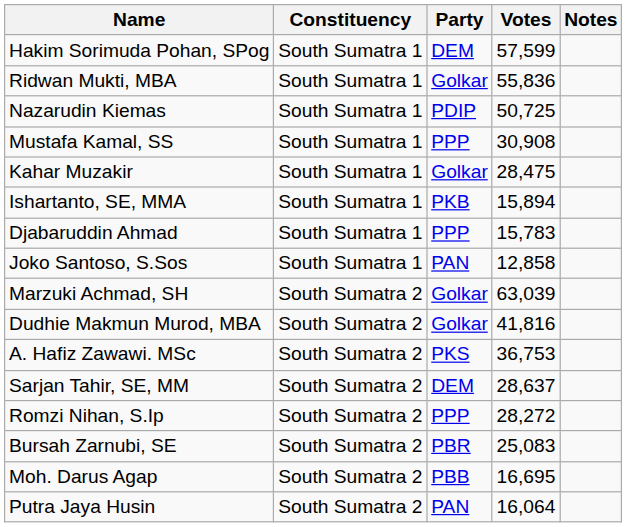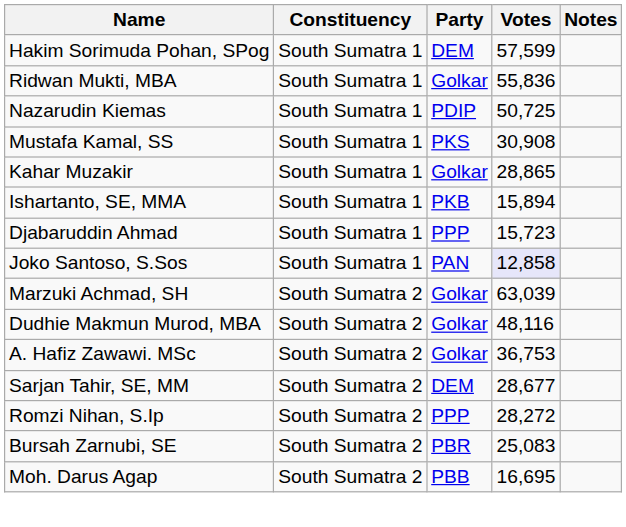(450, 141) PPP -> (450, 141) PKS
(526, 171) 28,475 -> (526, 171) 28,865
(526, 232) 15,783 -> (526, 232) 15,723
(526, 263) no background -> (526, 263) lavender background
(526, 324) 41,816 -> (525, 324) 48,116
(450, 354) PKS -> (459, 354) Golkar
(526, 385) 28,637 -> (526, 385) 28,677
- row: (82, 506)
